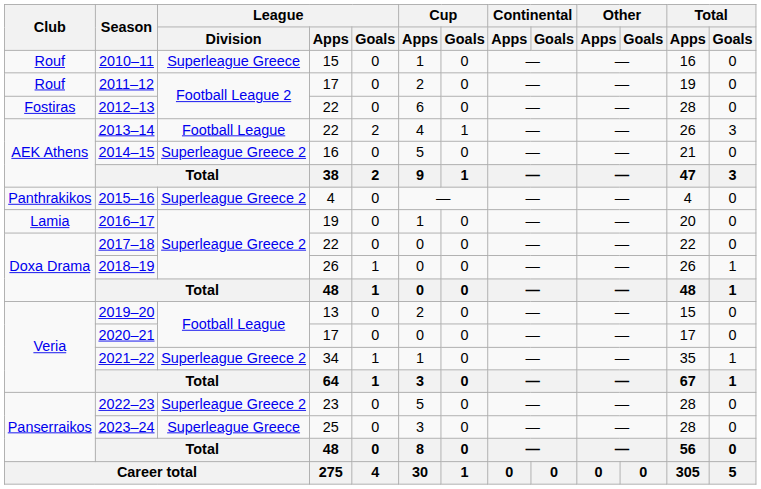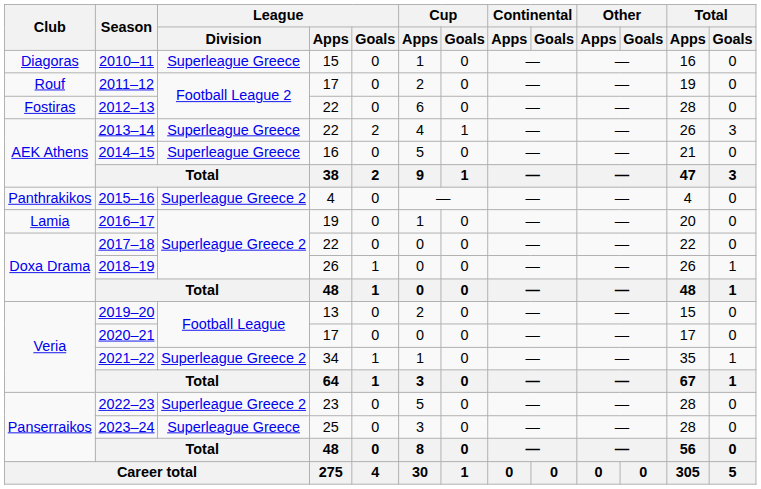(50, 61) Rouf -> (50, 61) Diagoras
(234, 130) Football League -> (234, 130) Superleague Greece
(234, 152) Superleague Greece 2 -> (234, 152) Superleague Greece
